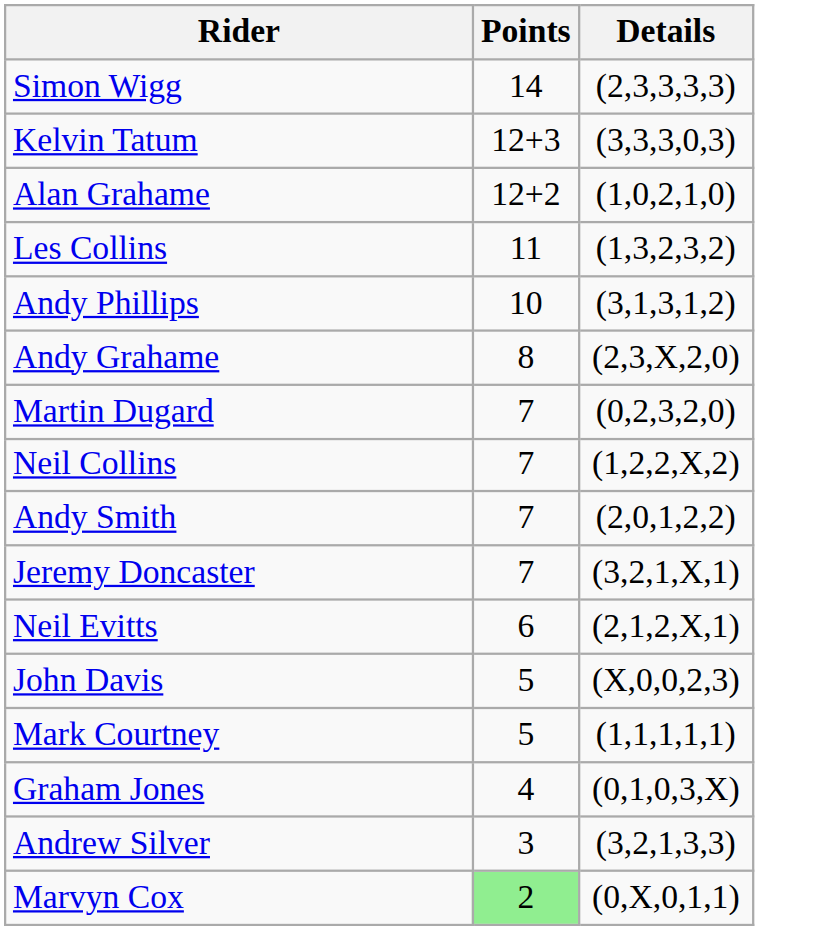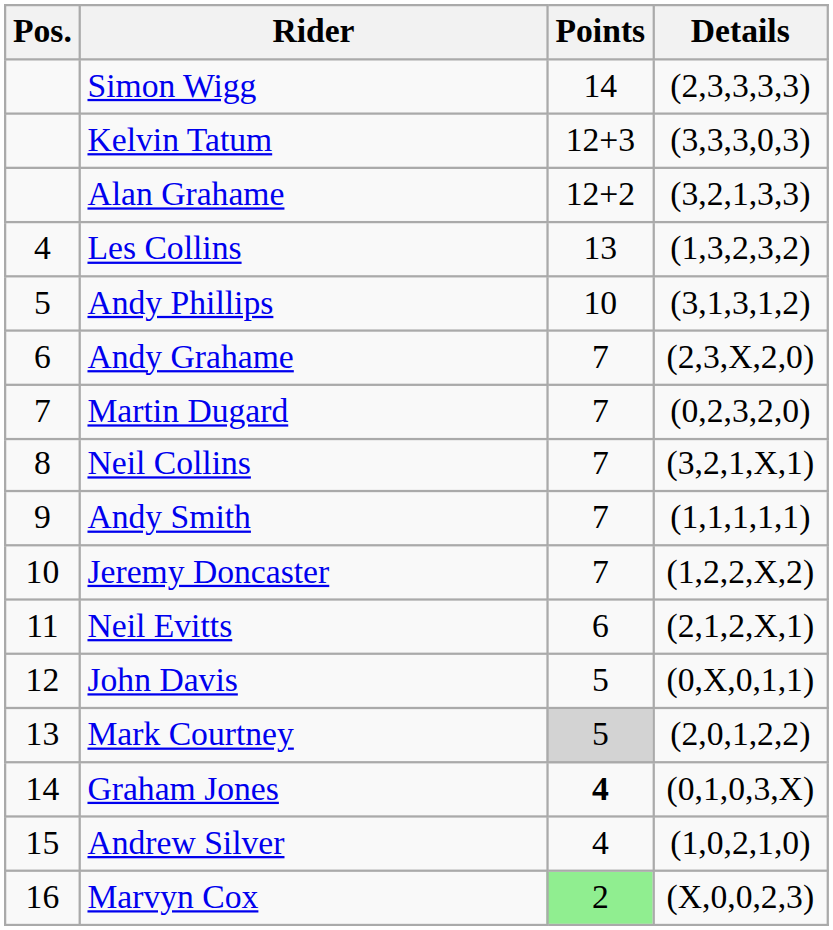+ column: (42, 31)
(666, 193) (1,0,2,1,0) -> (740, 193) (3,2,1,3,3)
(526, 247) 11 -> (600, 247) 13
(526, 356) 8 -> (600, 356) 7
(666, 464) (1,2,2,X,2) -> (740, 464) (3,2,1,X,1)
(666, 518) (2,0,1,2,2) -> (740, 518) (1,1,1,1,1)
(666, 572) (3,2,1,X,1) -> (740, 572) (1,2,2,X,2)
(666, 680) (X,0,0,2,3) -> (740, 680) (0,X,0,1,1)
(526, 734) no background -> (600, 734) lightgrey background
(666, 734) (1,1,1,1,1) -> (740, 734) (2,0,1,2,2)
(526, 788) normal -> (600, 788) bold
(526, 842) 3 -> (600, 842) 4
(666, 842) (3,2,1,3,3) -> (740, 842) (1,0,2,1,0)
(666, 897) (0,X,0,1,1) -> (740, 897) (X,0,0,2,3)
